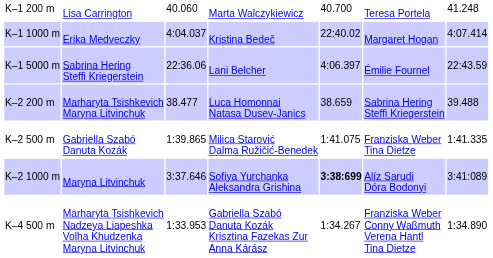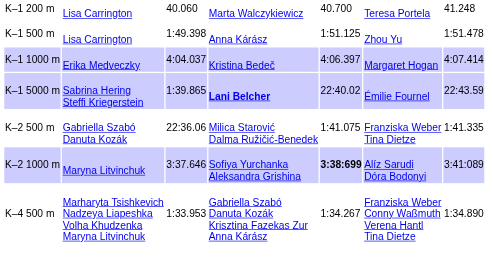+ row: (30, 34)
(341, 34) 22:40.02 -> (341, 59) 4:06.397
(186, 65) 22:36.06 -> (186, 91) 1:39.865
(237, 71) normal -> (240, 96) bold
(341, 65) 4:06.397 -> (341, 91) 22:40.02
- row: (30, 102)
(186, 139) 1:39.865 -> (186, 128) 22:36.06
